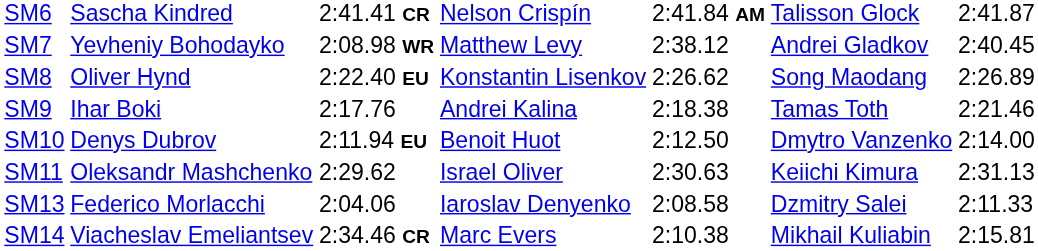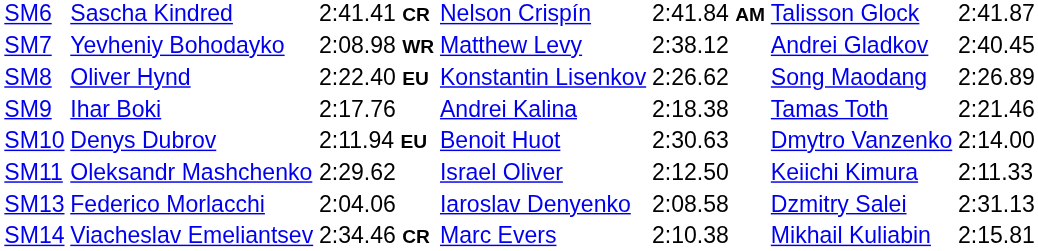(690, 140) 2:12.50 -> (690, 140) 2:30.63
(690, 172) 2:30.63 -> (690, 172) 2:12.50
(996, 172) 2:31.13 -> (996, 172) 2:11.33
(996, 204) 2:11.33 -> (996, 204) 2:31.13
